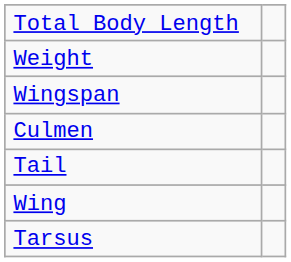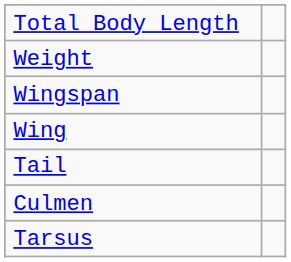rows swapped: (40, 203) <-> (53, 131)
